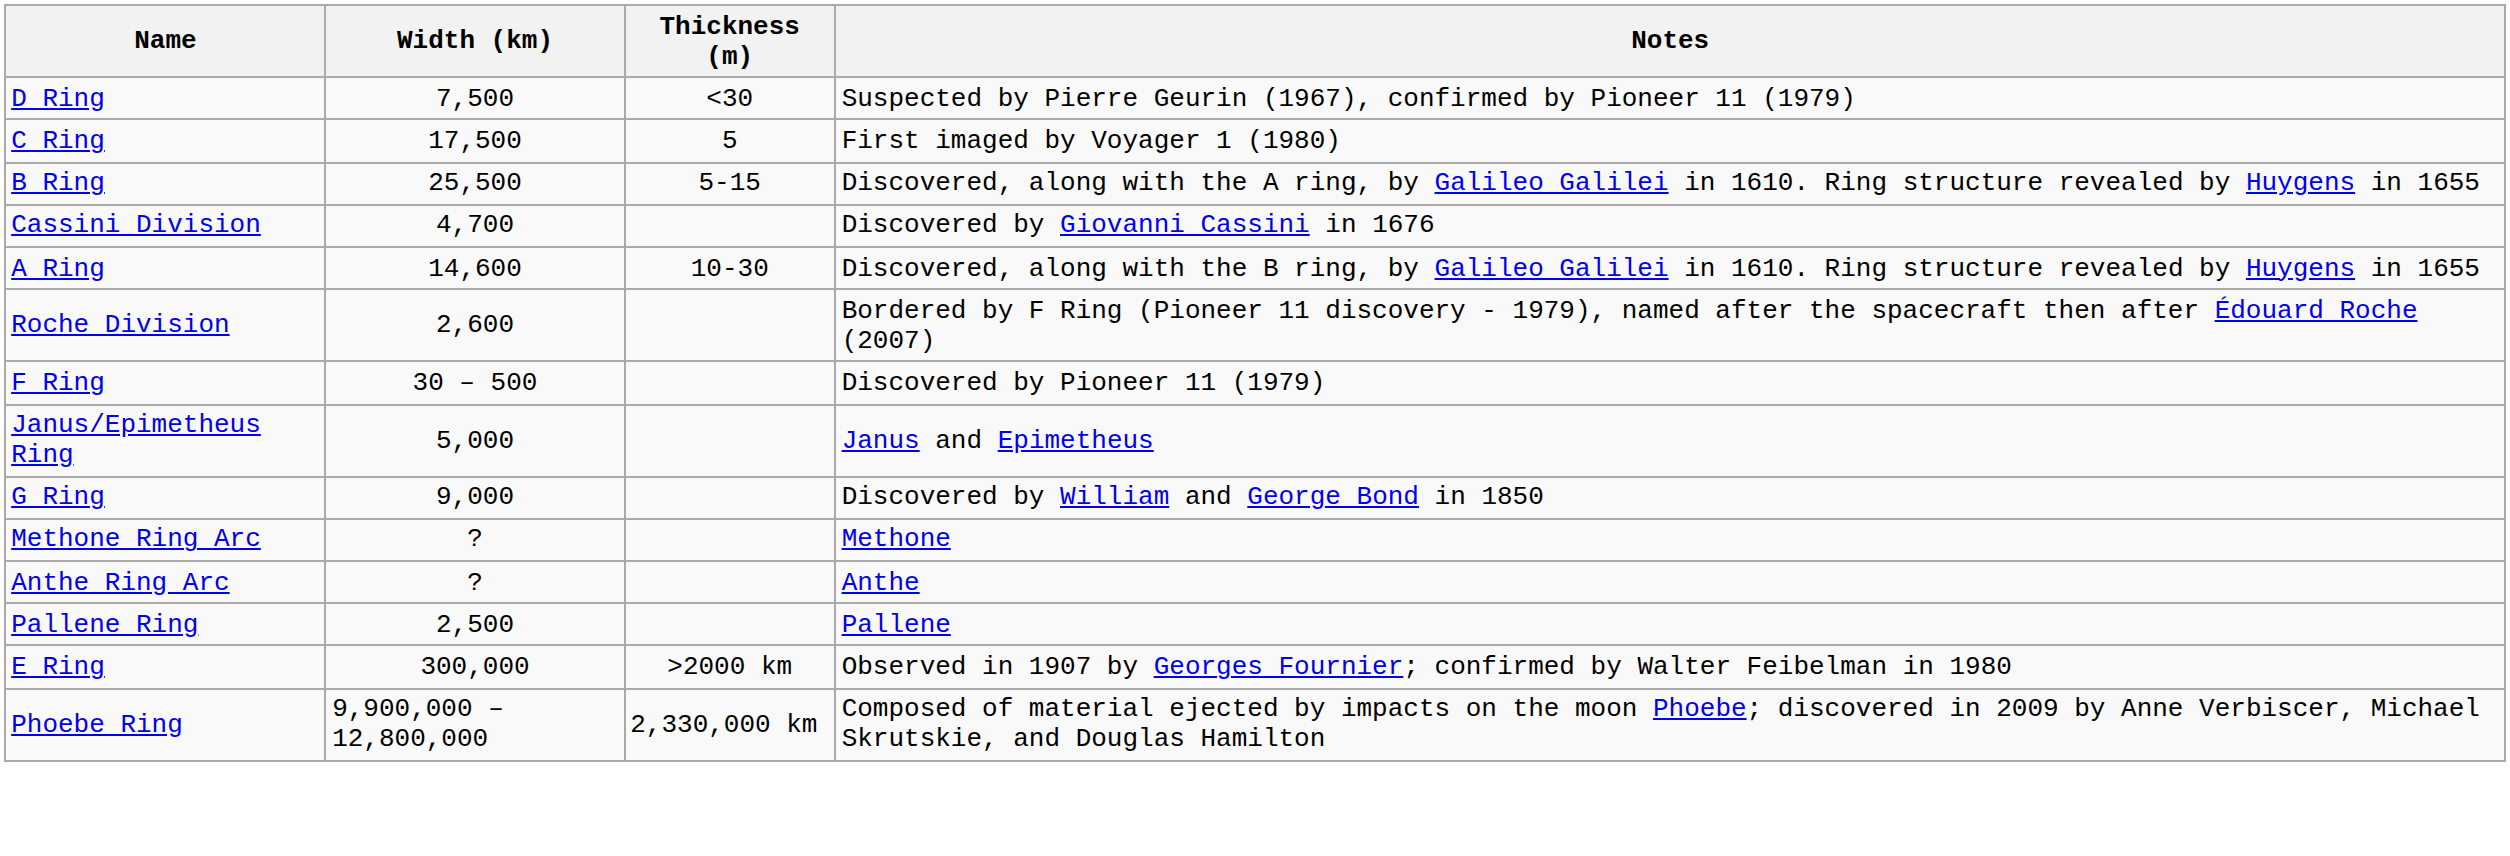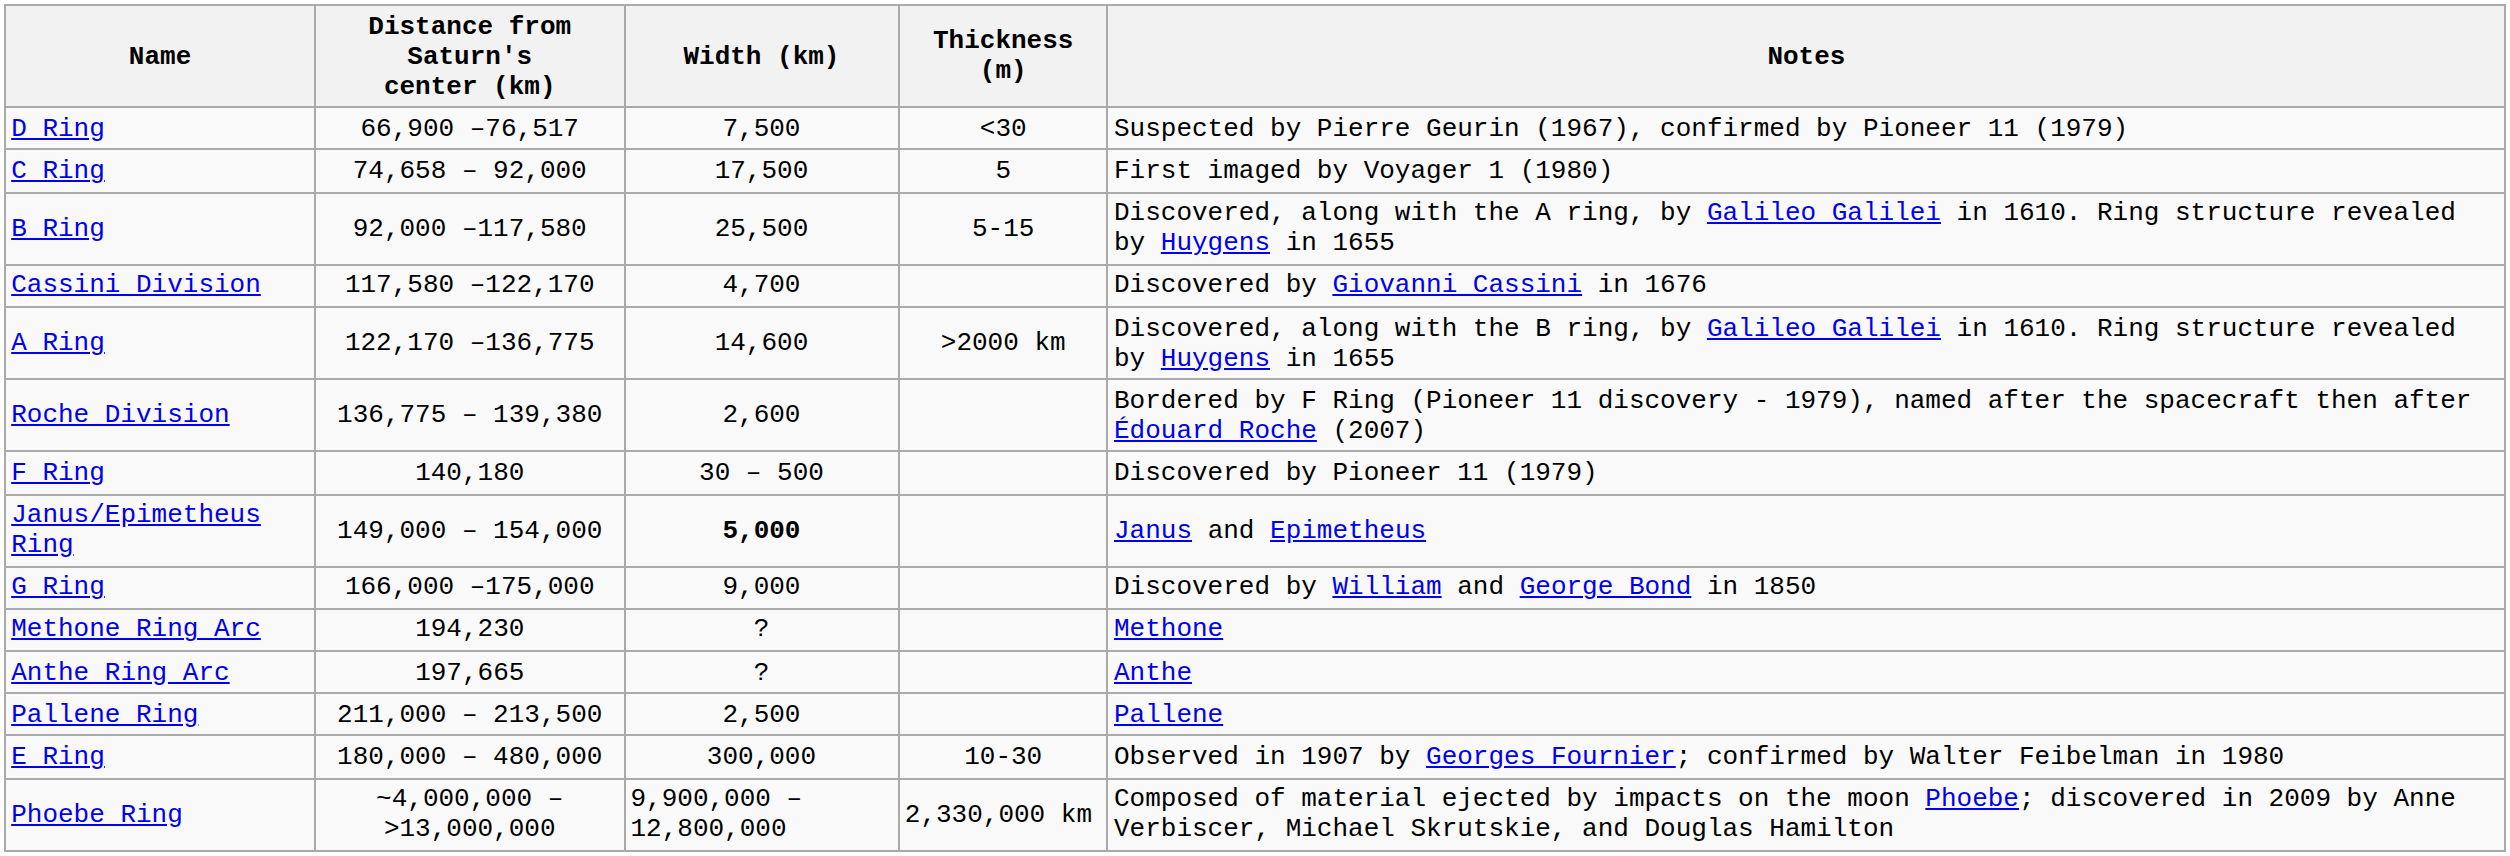+ column: (470, 56)
(730, 268) 10-30 -> (1003, 343) >2000 km
(475, 440) normal -> (761, 530) bold
(730, 667) >2000 km -> (1003, 757) 10-30
